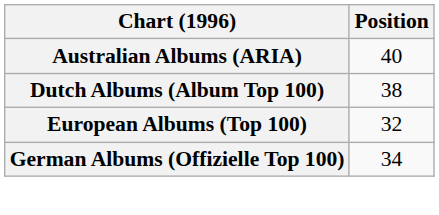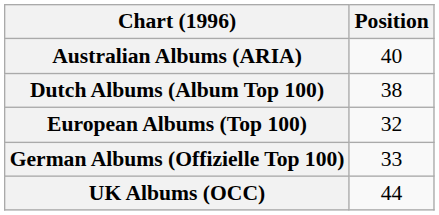(392, 158) 34 -> (392, 158) 33
+ row: (177, 192)
